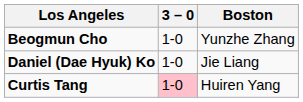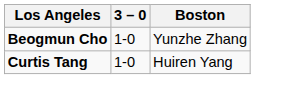- row: (81, 62)
(172, 85) pink background -> (125, 62) no background
